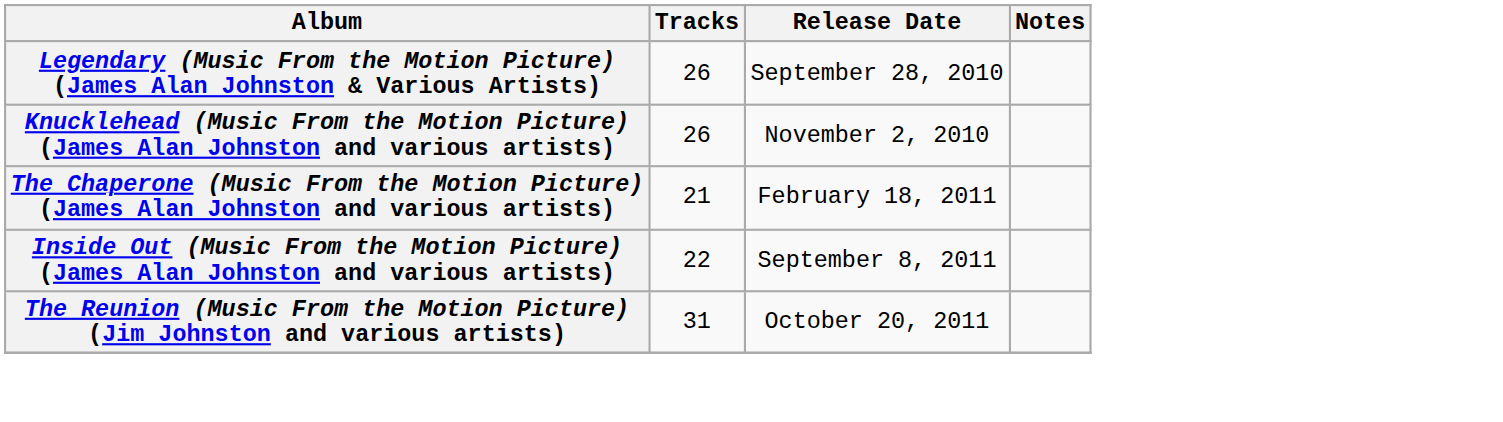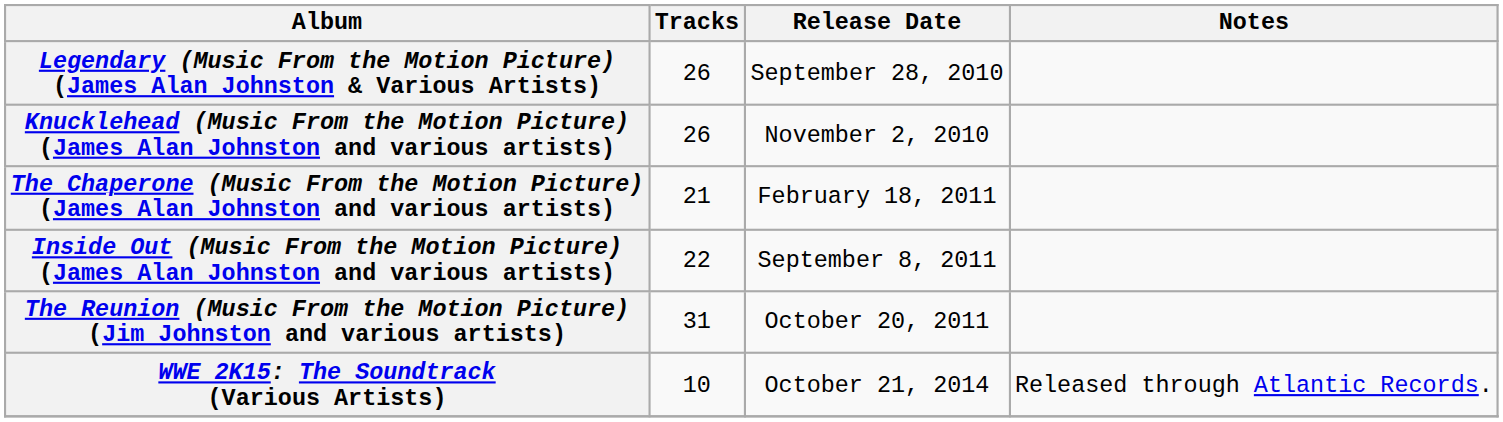+ row: (327, 385)
